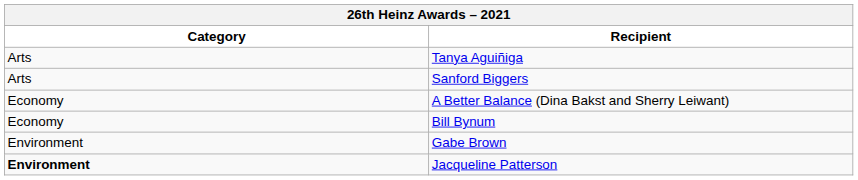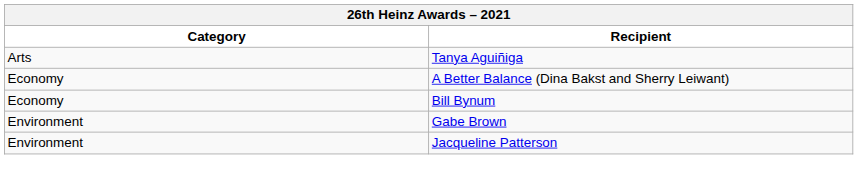- row: (480, 79)
(49, 164) bold -> (45, 143) normal
